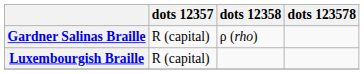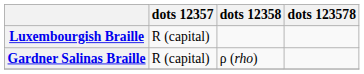rows swapped: (77, 36) <-> (77, 58)
